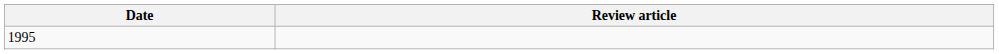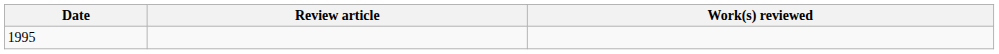+ column: (760, 15)
